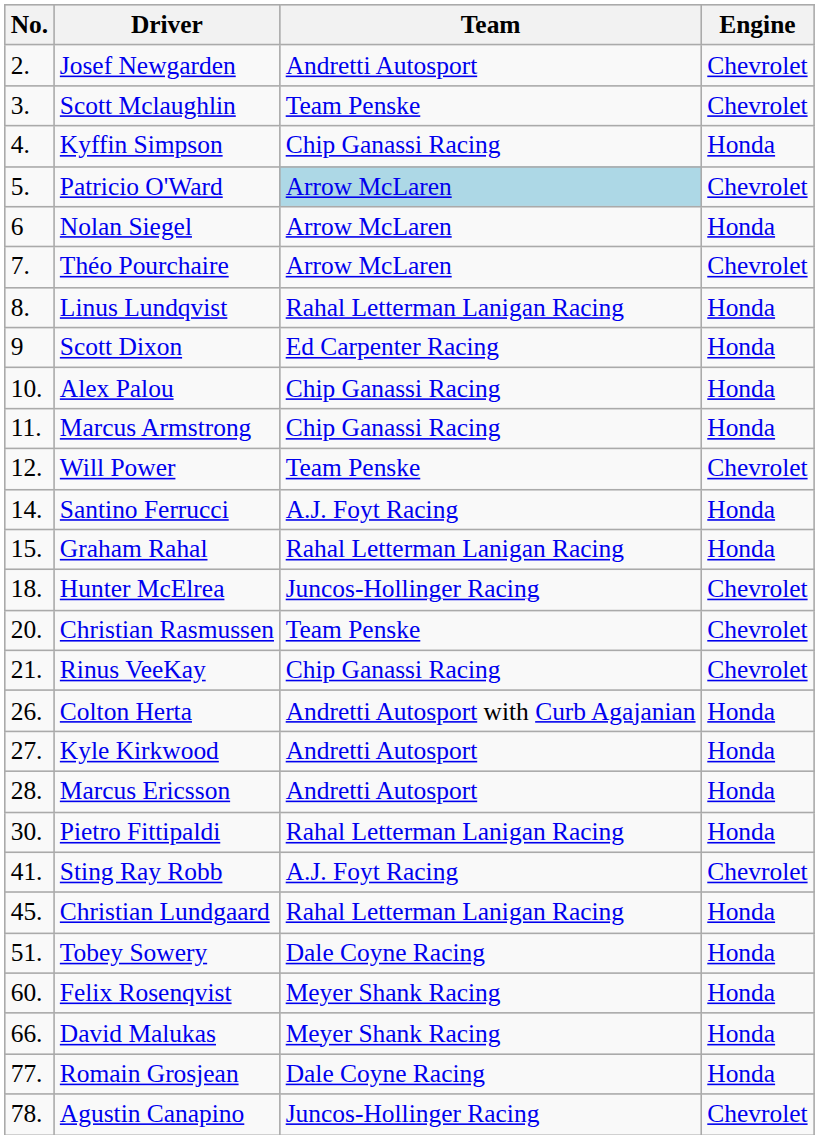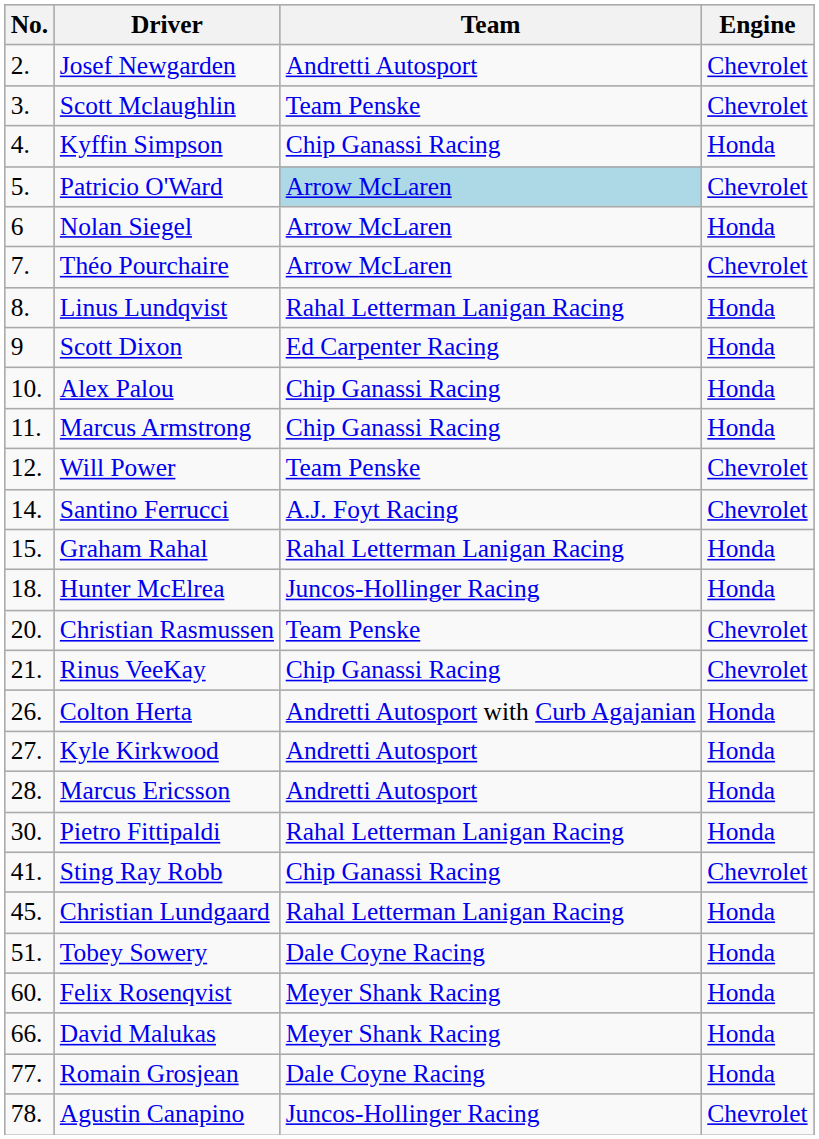(741, 508) Honda -> (757, 508) Chevrolet
(757, 589) Chevrolet -> (741, 589) Honda
(372, 871) A.J. Foyt Racing -> (393, 871) Chip Ganassi Racing
